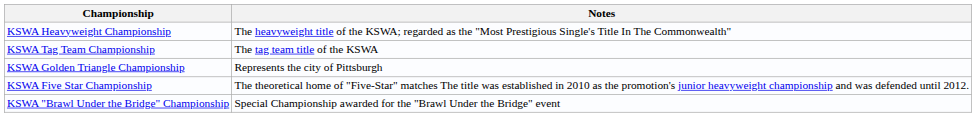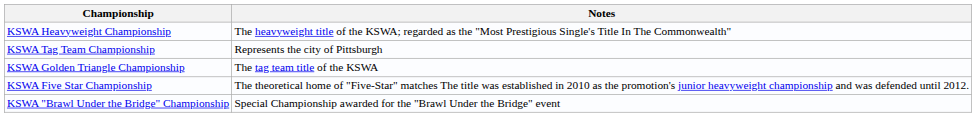(306, 49) The tag team title of the KSWA -> (309, 49) Represents the city of Pittsburgh
(309, 67) Represents the city of Pittsburgh -> (306, 67) The tag team title of the KSWA
